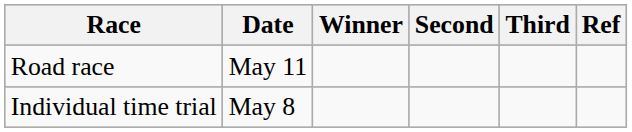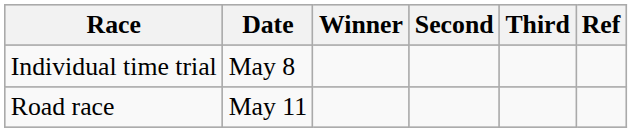rows swapped: (63, 65) <-> (114, 106)
